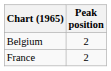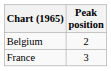(86, 57) 2 -> (86, 57) 3
